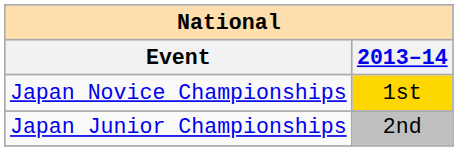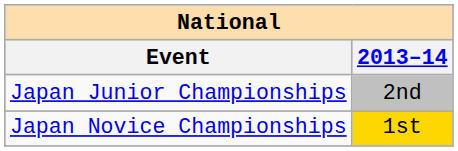rows swapped: (178, 128) <-> (178, 93)
